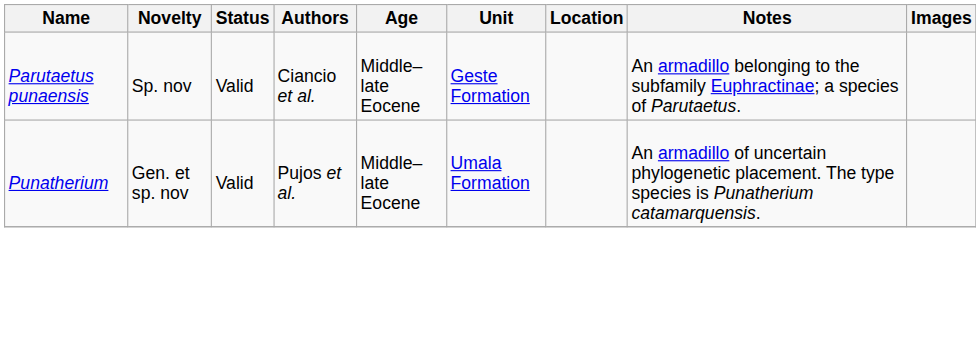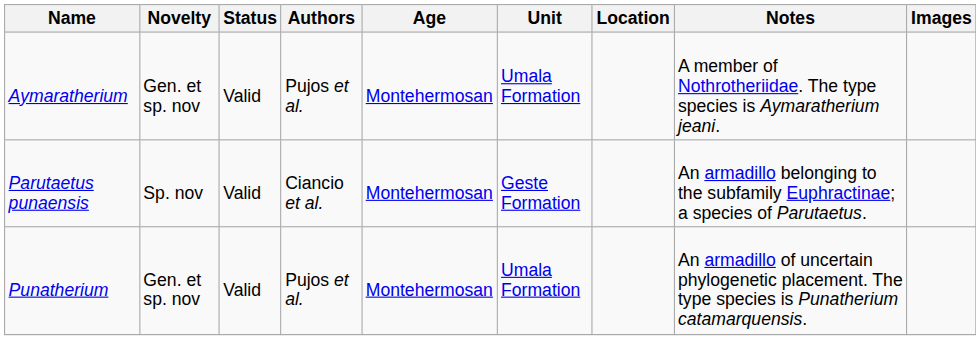+ row: (68, 95)
(391, 85) Middle–late Eocene -> (429, 193) Montehermosan
(391, 183) Middle–late Eocene -> (429, 290) Montehermosan
